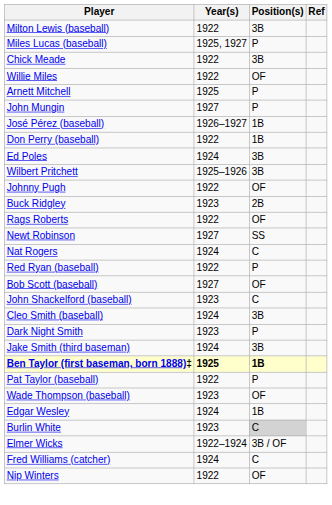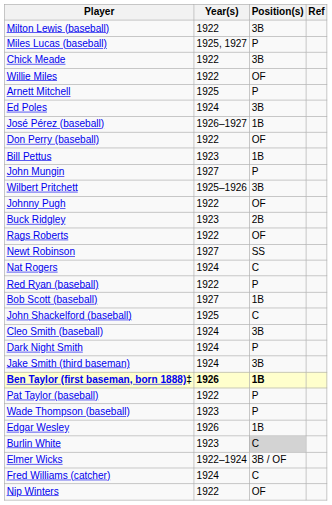rows swapped: (36, 108) <-> (27, 156)
(258, 140) 1B -> (259, 140) OF
+ row: (29, 156)
(259, 284) OF -> (258, 300) 1B
(208, 300) 1923 -> (208, 316) 1925
(208, 332) 1923 -> (208, 348) 1924
(208, 364) 1925 -> (208, 380) 1926
(259, 396) OF -> (255, 412) P
(208, 412) 1924 -> (208, 428) 1926
